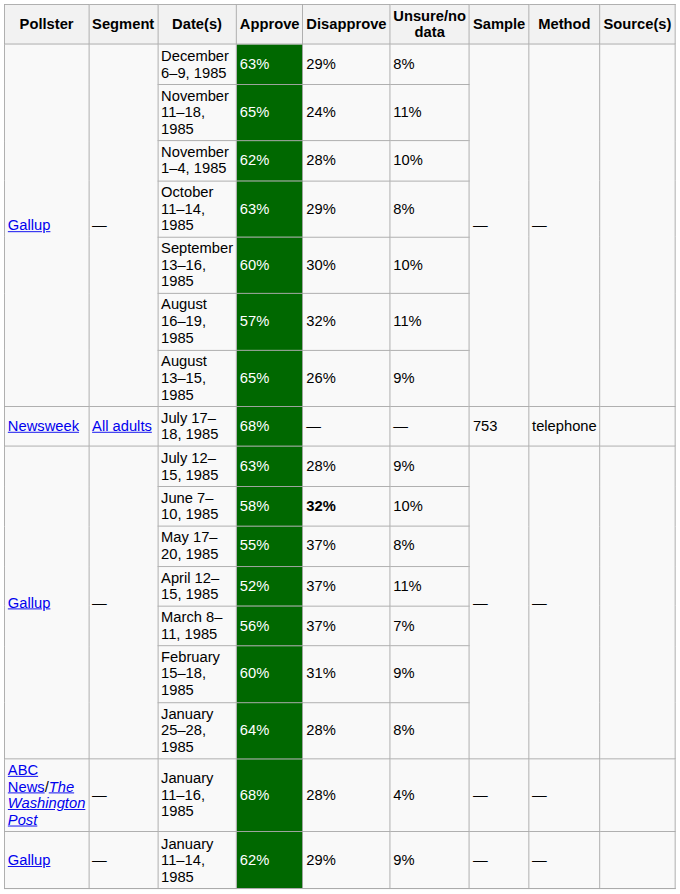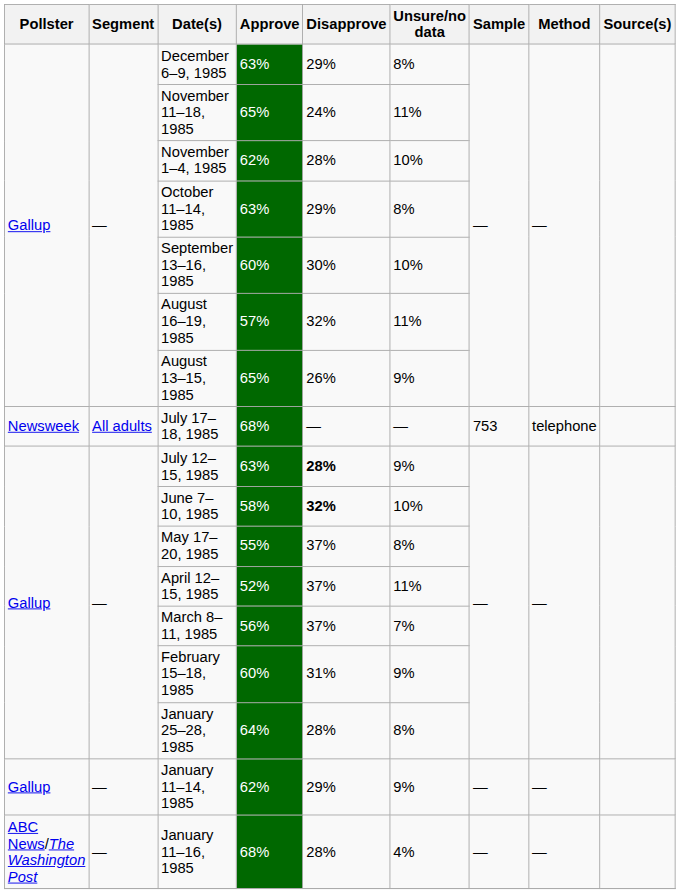(321, 466) normal -> (321, 466) bold
rows swapped: (187, 795) <-> (187, 860)
